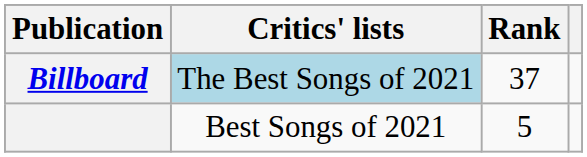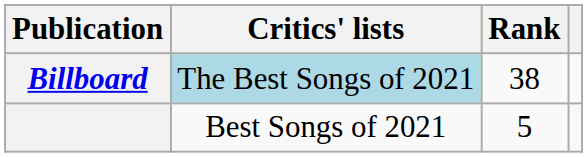(524, 77) 37 -> (524, 77) 38
